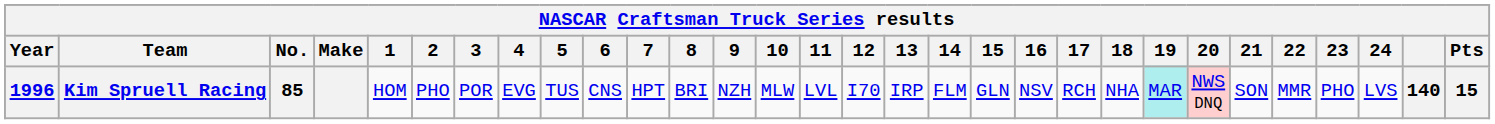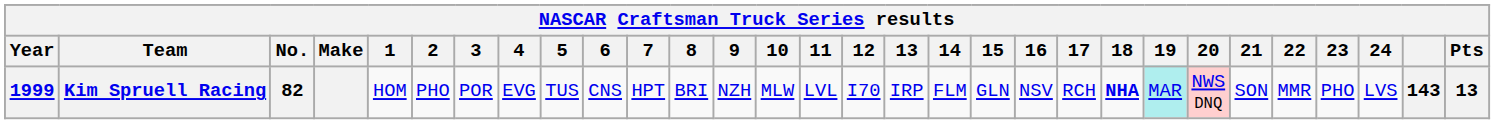(32, 91) 1996 -> (32, 91) 1999
(292, 91) 85 -> (292, 91) 82
(1122, 91) normal -> (1122, 91) bold
(1424, 91) 140 -> (1424, 91) 143
(1467, 91) 15 -> (1467, 91) 13
